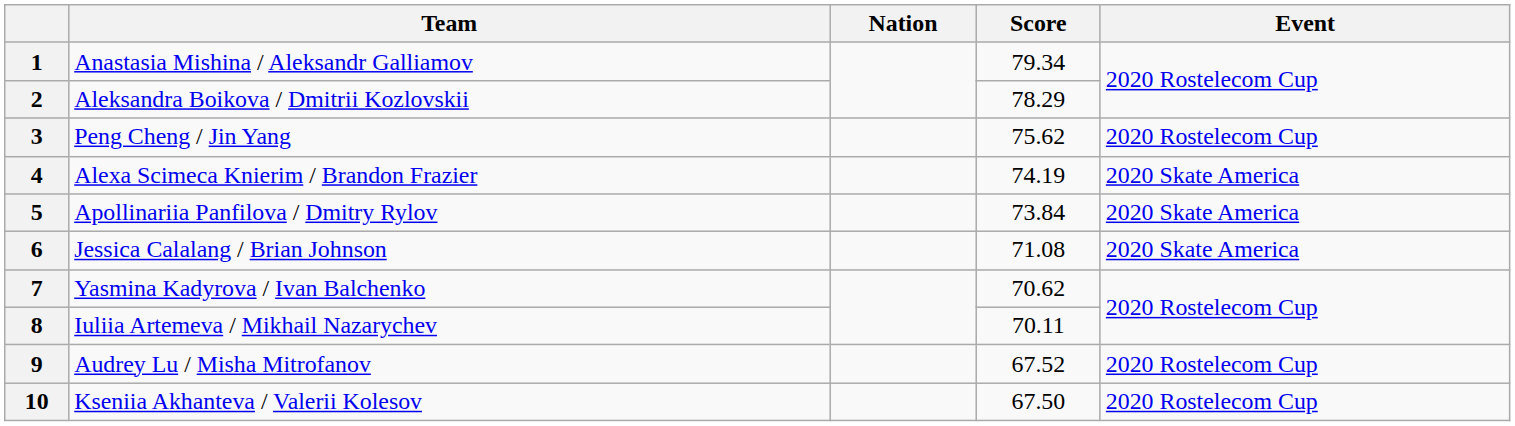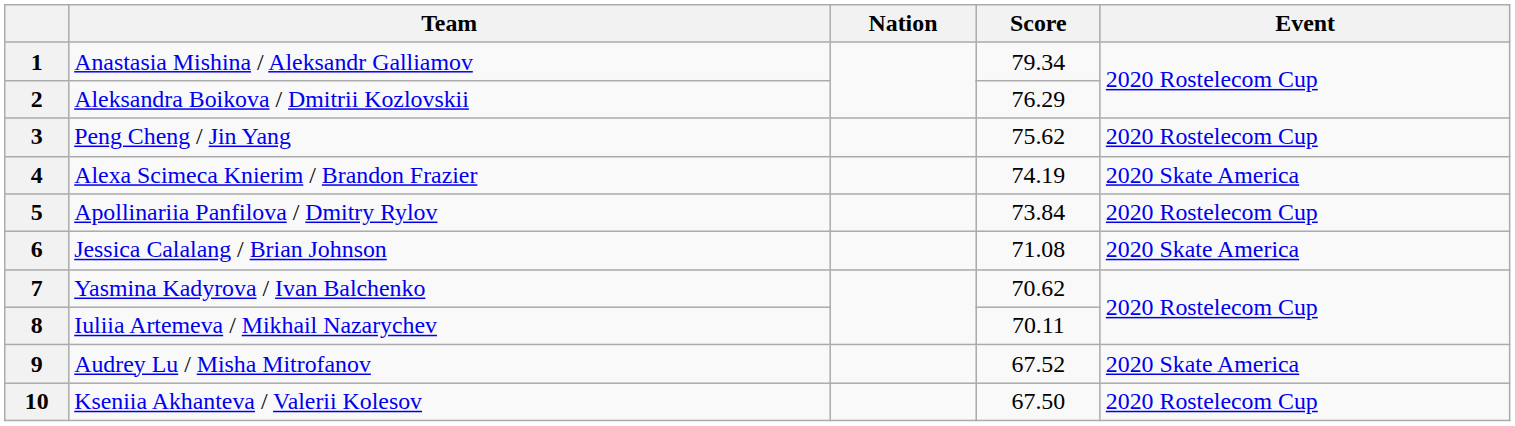(1038, 99) 78.29 -> (1038, 99) 76.29
(1203, 212) 2020 Skate America -> (1212, 212) 2020 Rostelecom Cup
(1212, 363) 2020 Rostelecom Cup -> (1203, 363) 2020 Skate America
